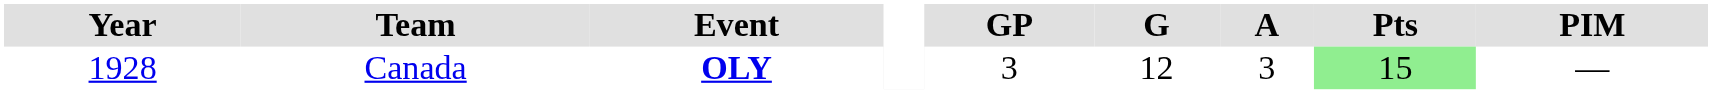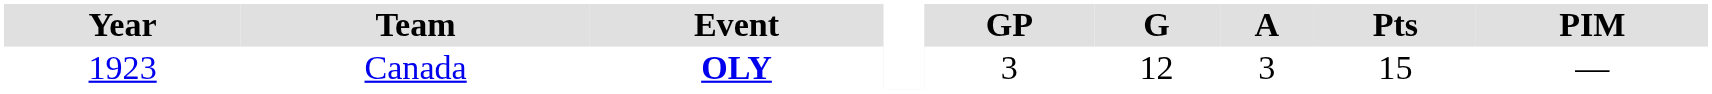(123, 67) 1928 -> (123, 67) 1923
(1395, 67) lightgreen background -> (1395, 67) no background
